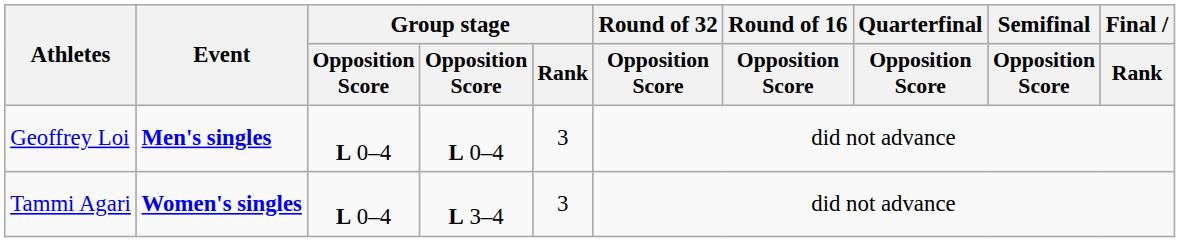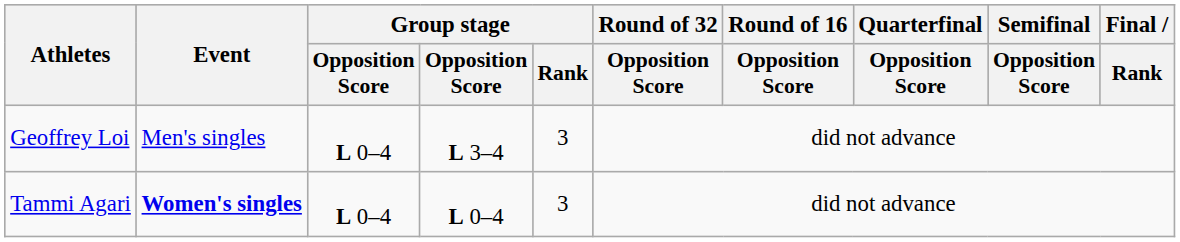(207, 137) bold -> (204, 137) normal
(476, 151) L 0–4 -> (476, 151) L 3–4
(476, 217) L 3–4 -> (476, 217) L 0–4
